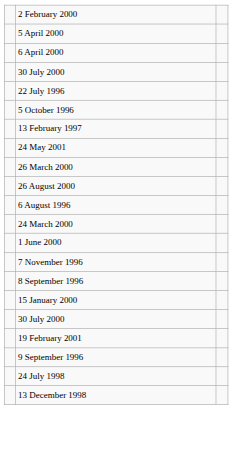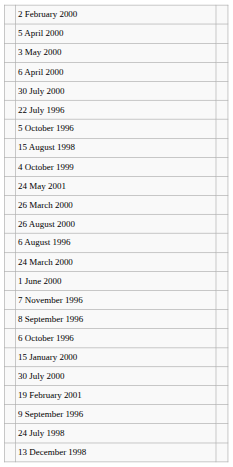+ row: (10, 53)
- row: (10, 129)
+ row: (10, 148)
+ row: (10, 167)
+ row: (10, 338)
